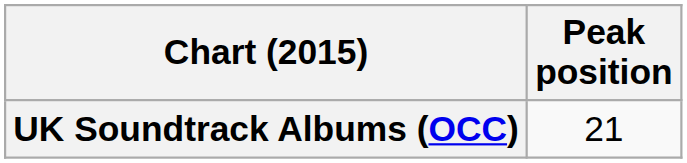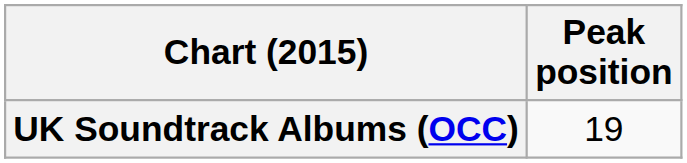(604, 128) 21 -> (604, 128) 19
